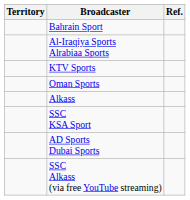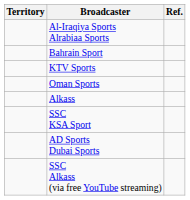rows swapped: (76, 27) <-> (82, 47)
